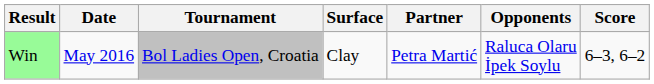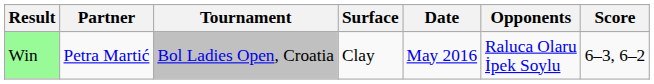columns swapped: (99, 18) <-> (434, 18)
